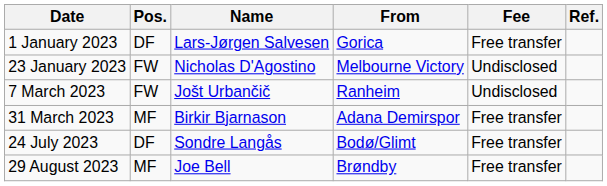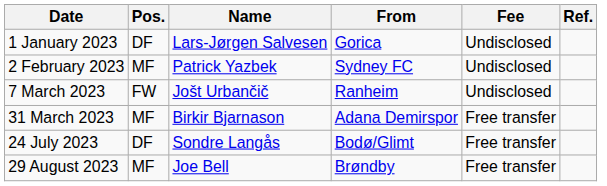(516, 42) Free transfer -> (508, 42) Undisclosed
- row: (67, 67)
+ row: (66, 67)
